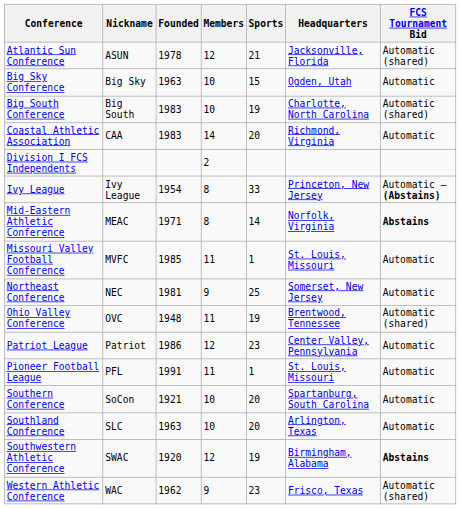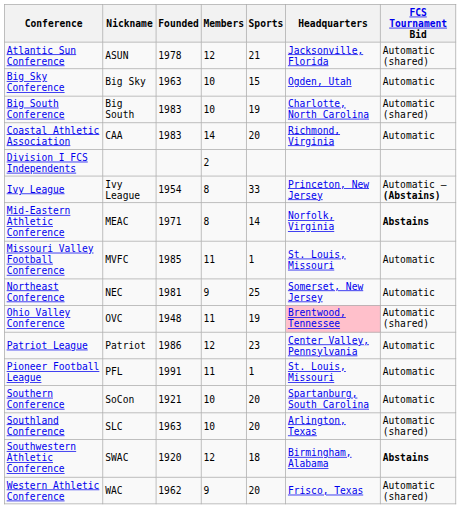(317, 319) no background -> (317, 319) pink background
(409, 426) Automatic -> (409, 426) Automatic (shared)
(254, 458) 19 -> (254, 458) 18
(254, 491) 23 -> (254, 491) 20
